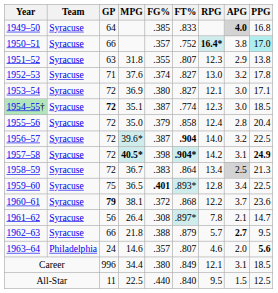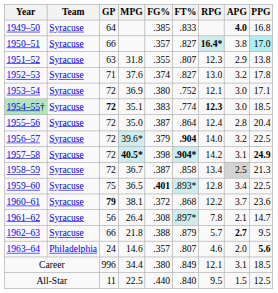(241, 28) lightgrey background -> (241, 28) no background
(188, 44) .752 -> (188, 44) .827
(188, 91) .827 -> (188, 91) .752
(162, 107) .387 -> (162, 107) .383
(214, 107) normal -> (214, 107) bold
(162, 123) .379 -> (162, 123) .387
(188, 123) .858 -> (188, 123) .864
(162, 138) .387 -> (162, 138) .379
(162, 170) .383 -> (162, 170) .387
(188, 170) .864 -> (188, 170) .858
